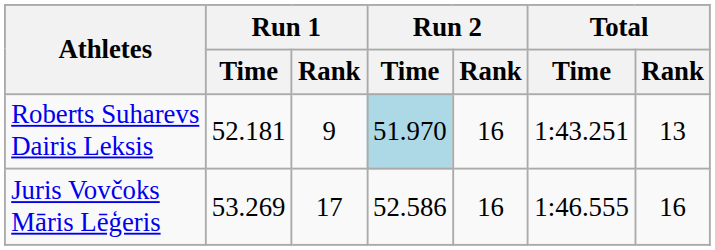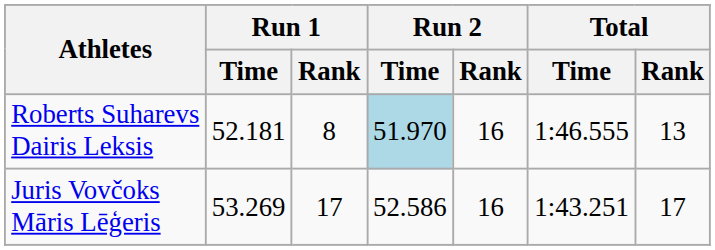(329, 131) 9 -> (329, 131) 8
(582, 131) 1:43.251 -> (582, 131) 1:46.555
(582, 206) 1:46.555 -> (582, 206) 1:43.251
(673, 206) 16 -> (673, 206) 17
